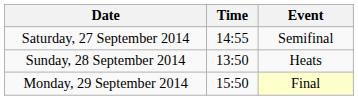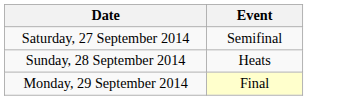- column: (232, 15)
